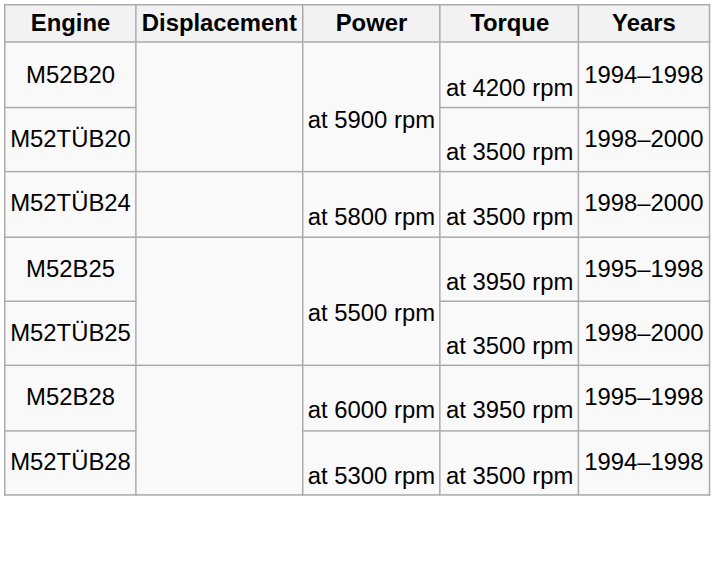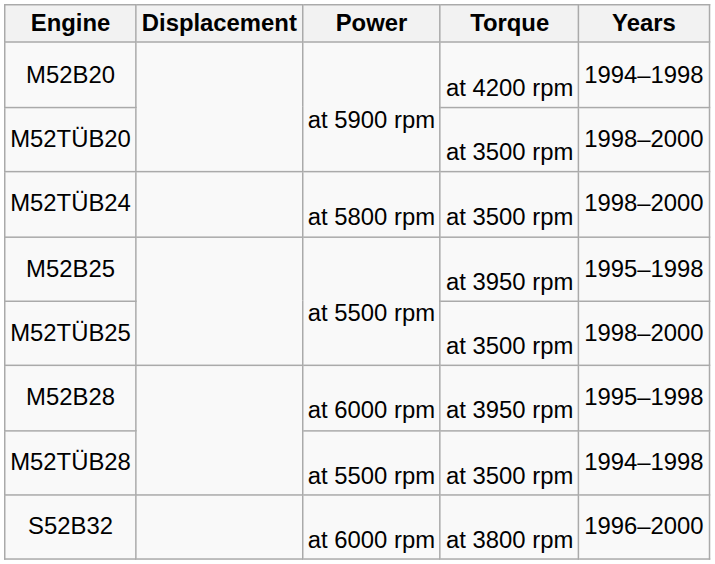(371, 475) at 5300 rpm -> (371, 475) at 5500 rpm
+ row: (71, 527)
